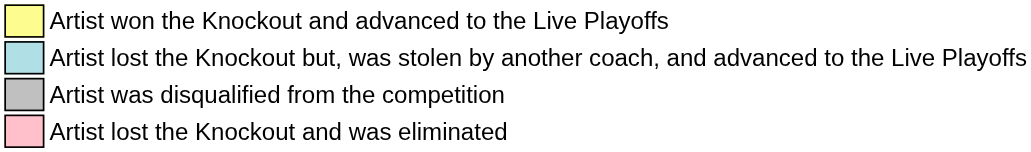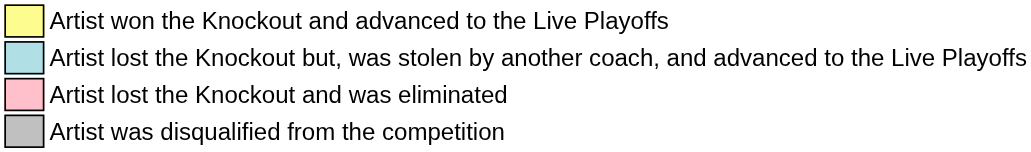rows swapped: (279, 131) <-> (277, 95)
